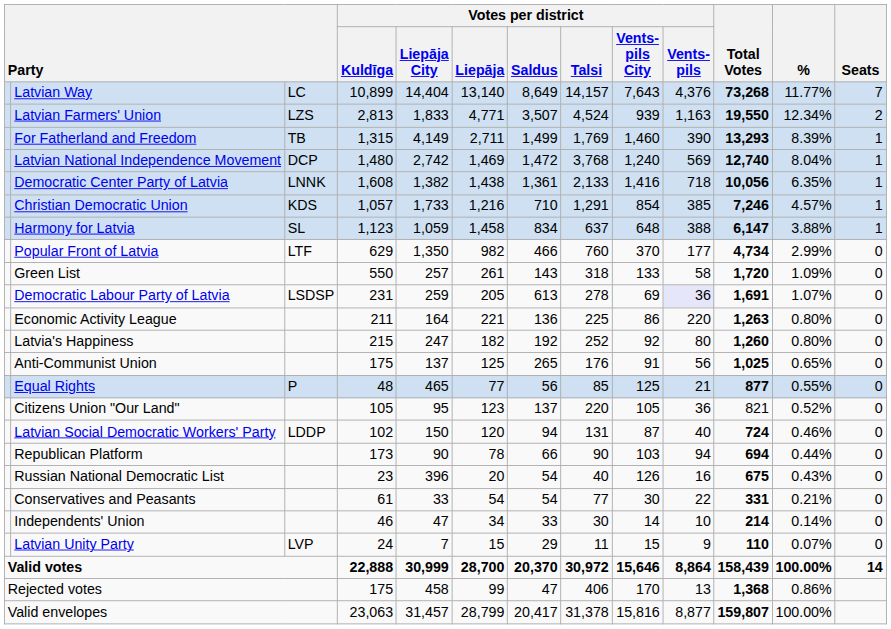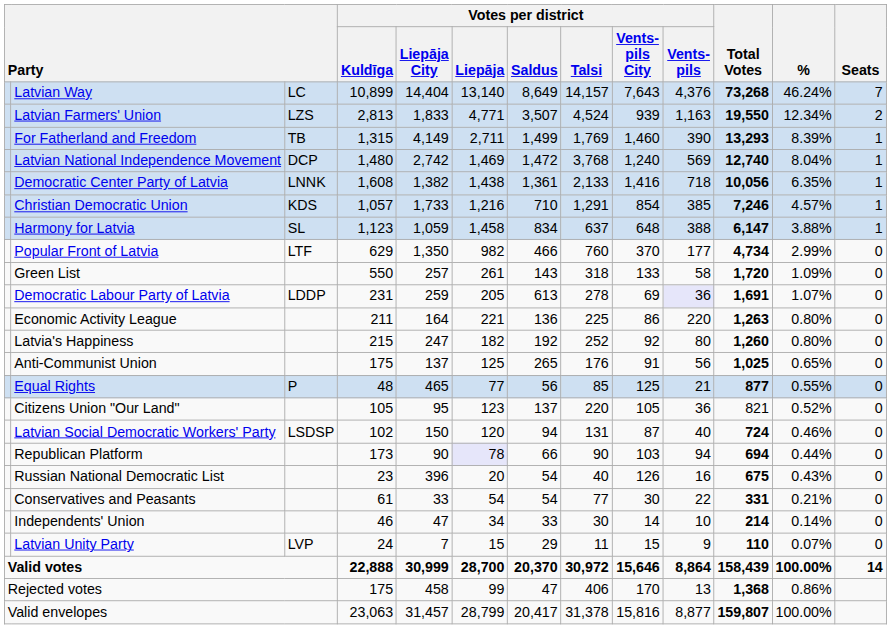(808, 92) 11.77% -> (808, 92) 46.24%
(311, 296) LSDSP -> (307, 296) LDDP
(307, 431) LDDP -> (311, 431) LSDSP
(496, 454) no background -> (496, 454) lavender background
